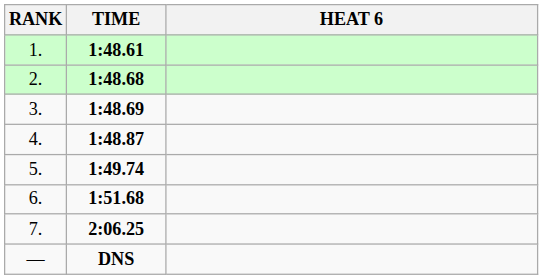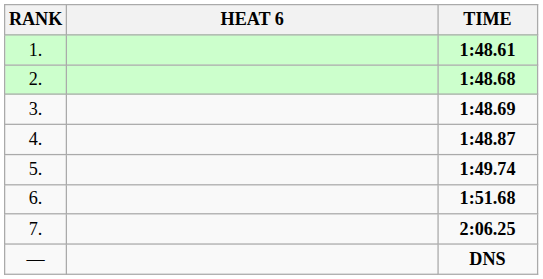columns swapped: (351, 19) <-> (116, 19)
